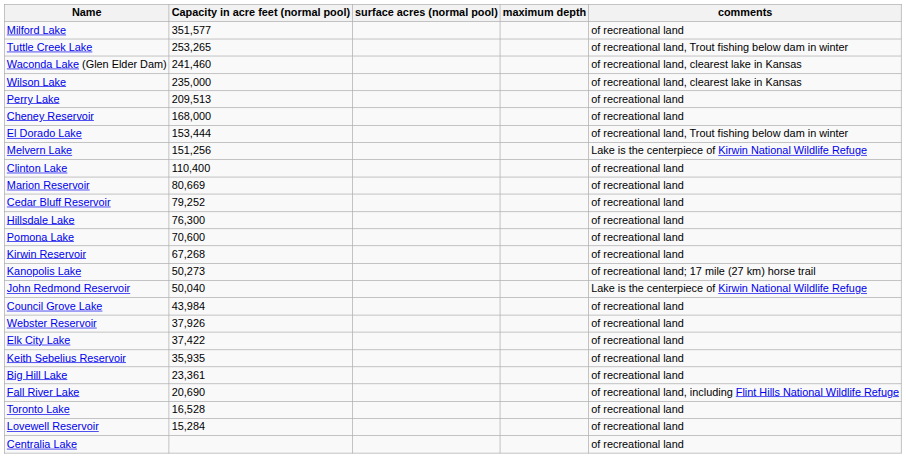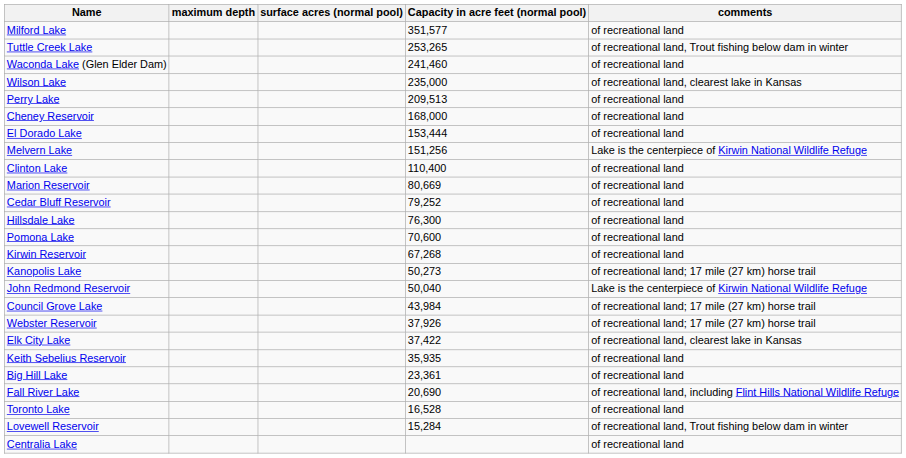columns swapped: (261, 13) <-> (544, 13)
(696, 64) of recreational land, clearest lake in Kansas -> (637, 64) of recreational land
(720, 133) of recreational land, Trout fishing below dam in winter -> (637, 133) of recreational land
(637, 306) of recreational land -> (703, 306) of recreational land; 17 mile (27 km) horse trail
(637, 323) of recreational land -> (703, 323) of recreational land; 17 mile (27 km) horse trail
(637, 340) of recreational land -> (696, 340) of recreational land, clearest lake in Kansas
(637, 427) of recreational land -> (720, 427) of recreational land, Trout fishing below dam in winter
